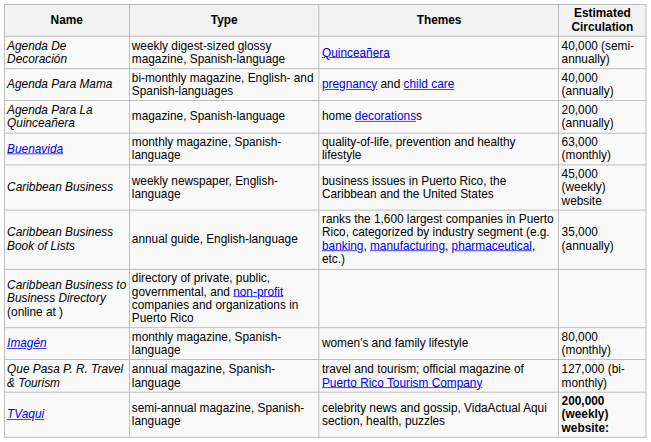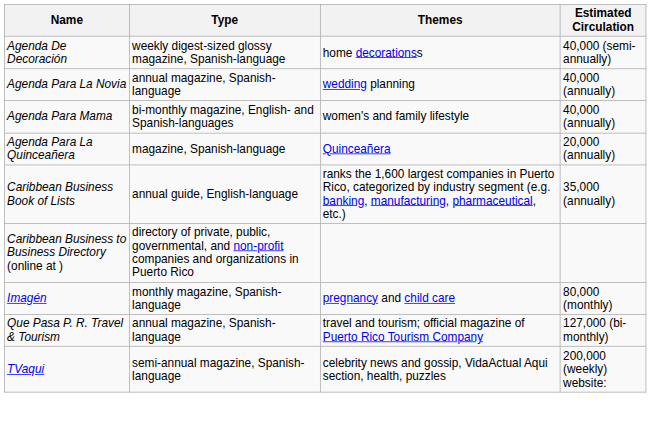(356, 52) Quinceañera -> (373, 52) home decorationss
+ row: (67, 84)
(388, 84) pregnancy and child care -> (396, 116) women's and family lifestyle
(372, 116) home decorationss -> (357, 148) Quinceañera
- row: (35, 148)
- row: (60, 187)
(395, 343) women's and family lifestyle -> (389, 298) pregnancy and child care
(585, 414) bold -> (585, 369) normal
